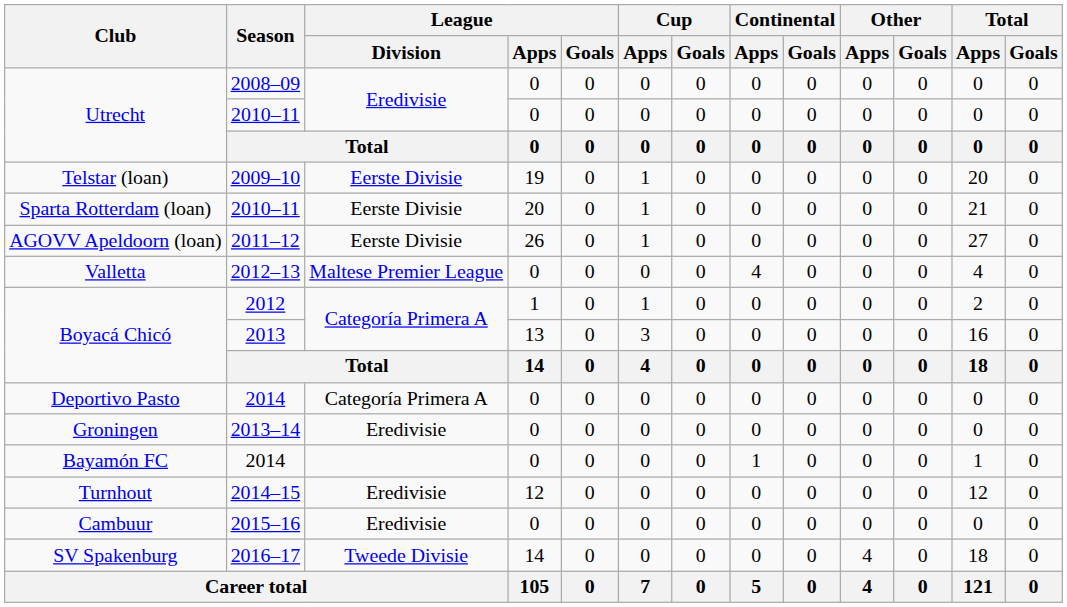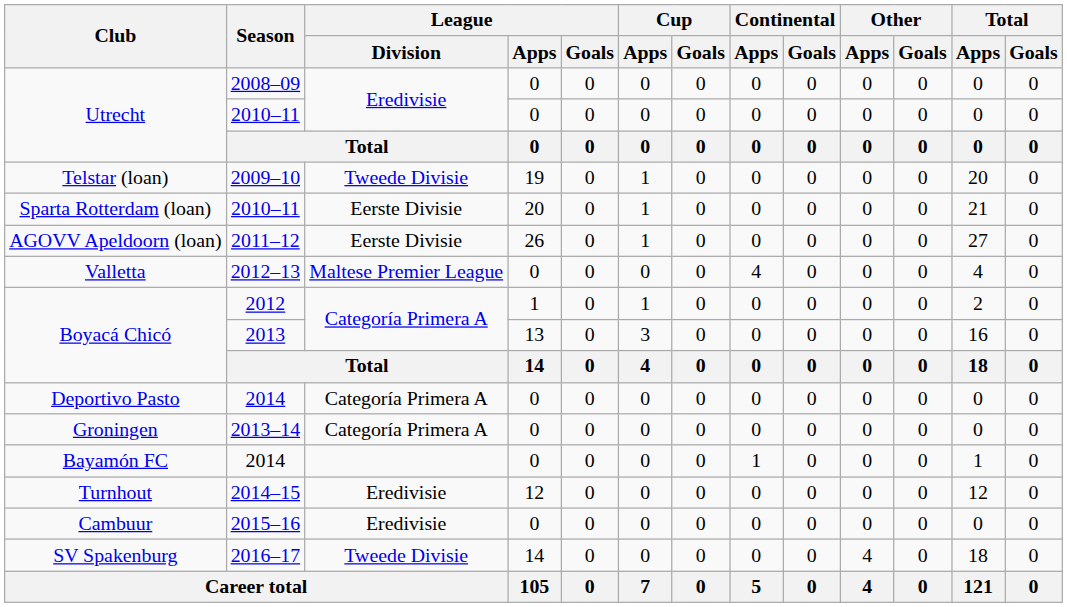(406, 177) Eerste Divisie -> (406, 177) Tweede Divisie
(406, 429) Eredivisie -> (406, 429) Categoría Primera A
